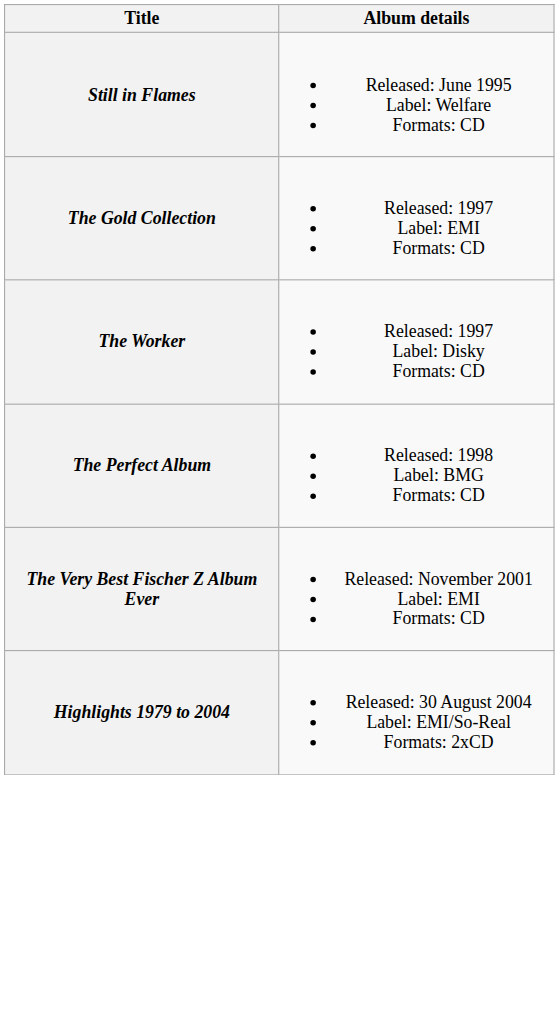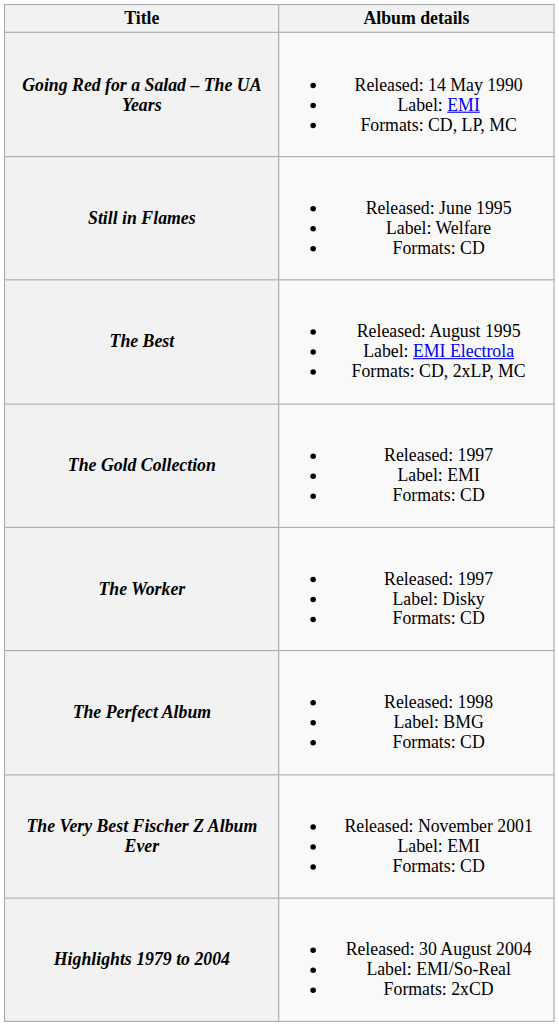+ row: (142, 94)
+ row: (142, 341)
